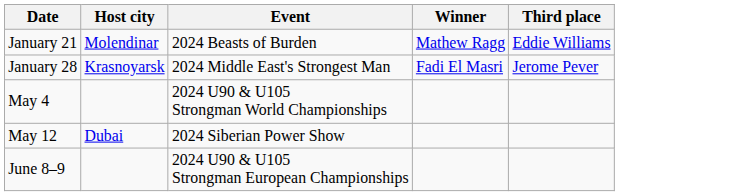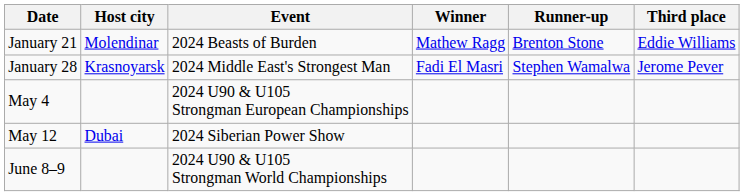+ column: (571, 17)
(279, 101) 2024 U90 & U105 Strongman World Championships -> (290, 101) 2024 U90 & U105 Strongman European Championships
(290, 169) 2024 U90 & U105 Strongman European Championships -> (279, 169) 2024 U90 & U105 Strongman World Championships
